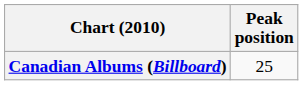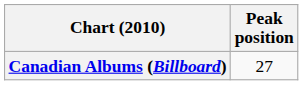(264, 65) 25 -> (264, 65) 27
